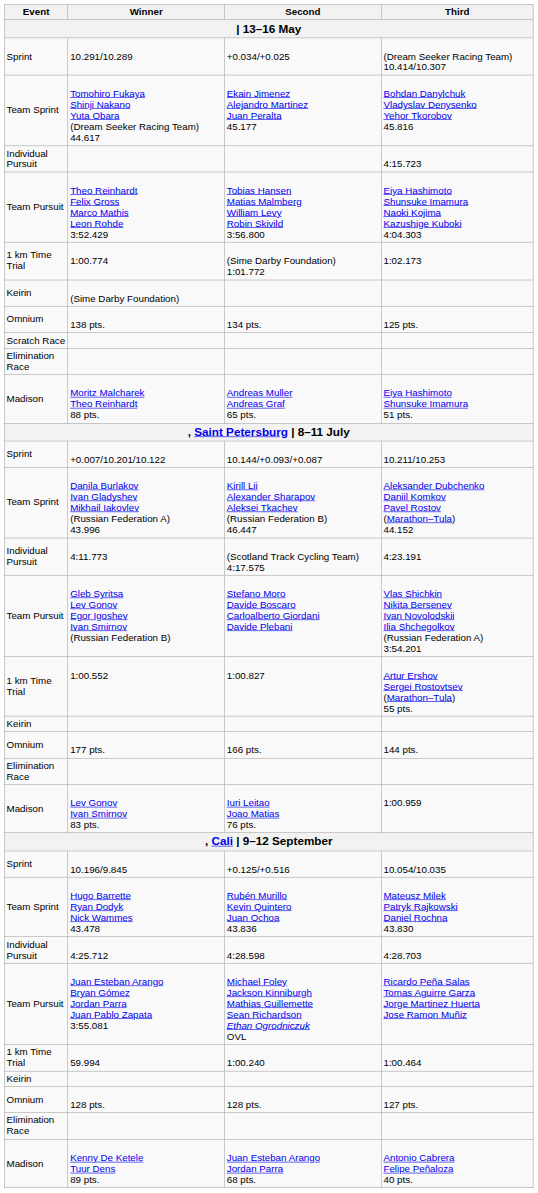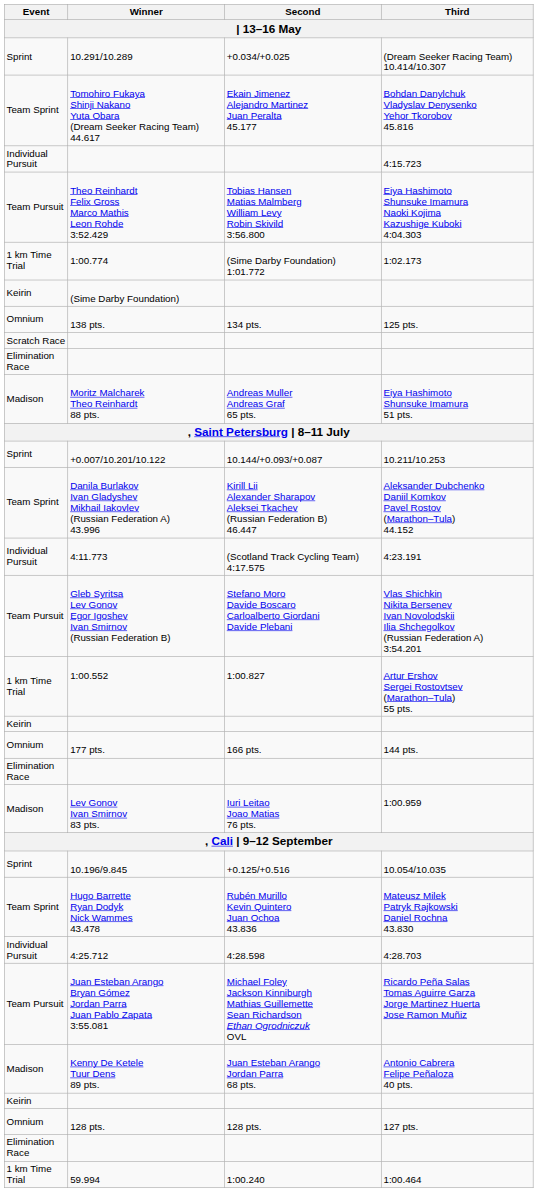rows swapped: (29, 1057) <-> (25, 1163)
